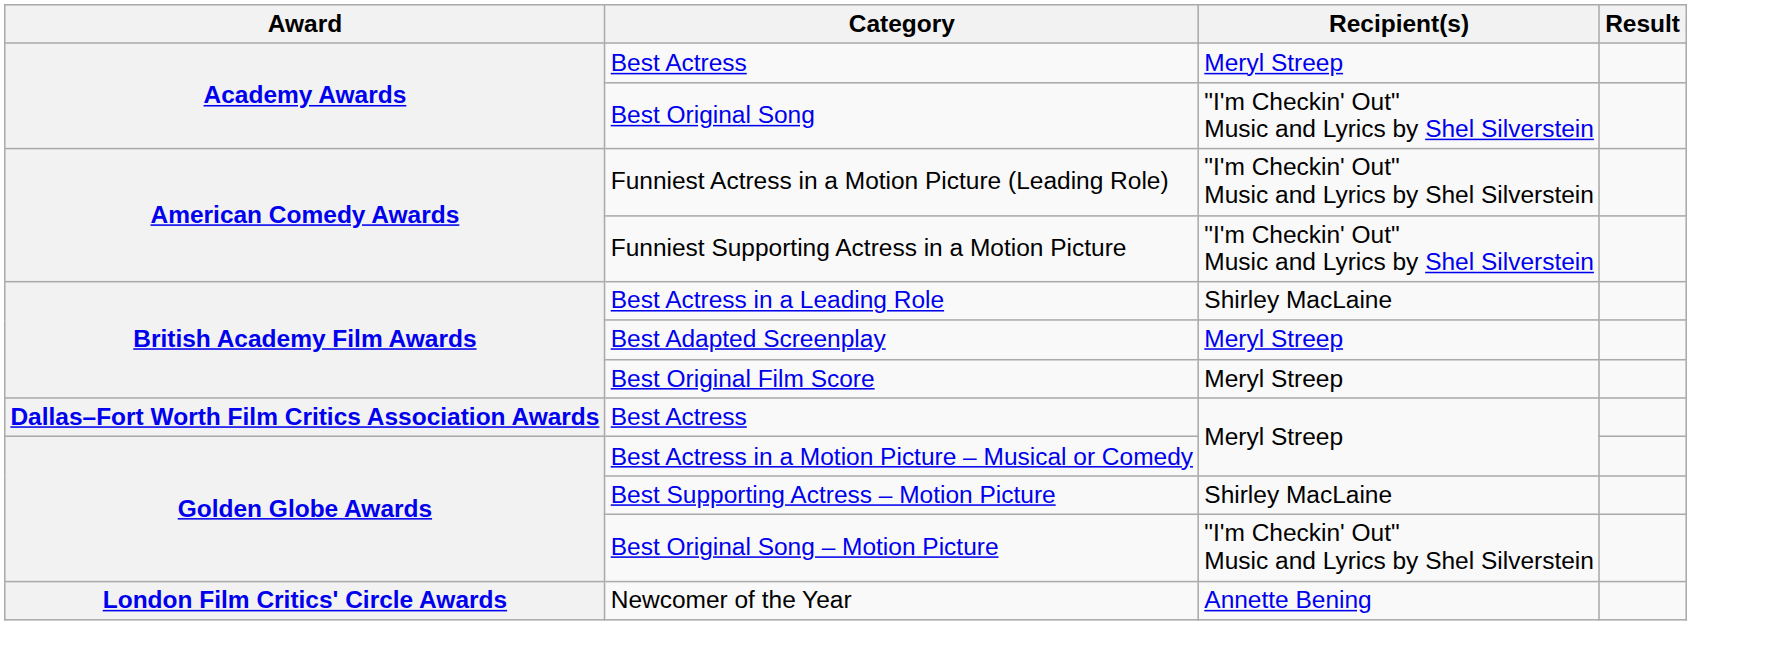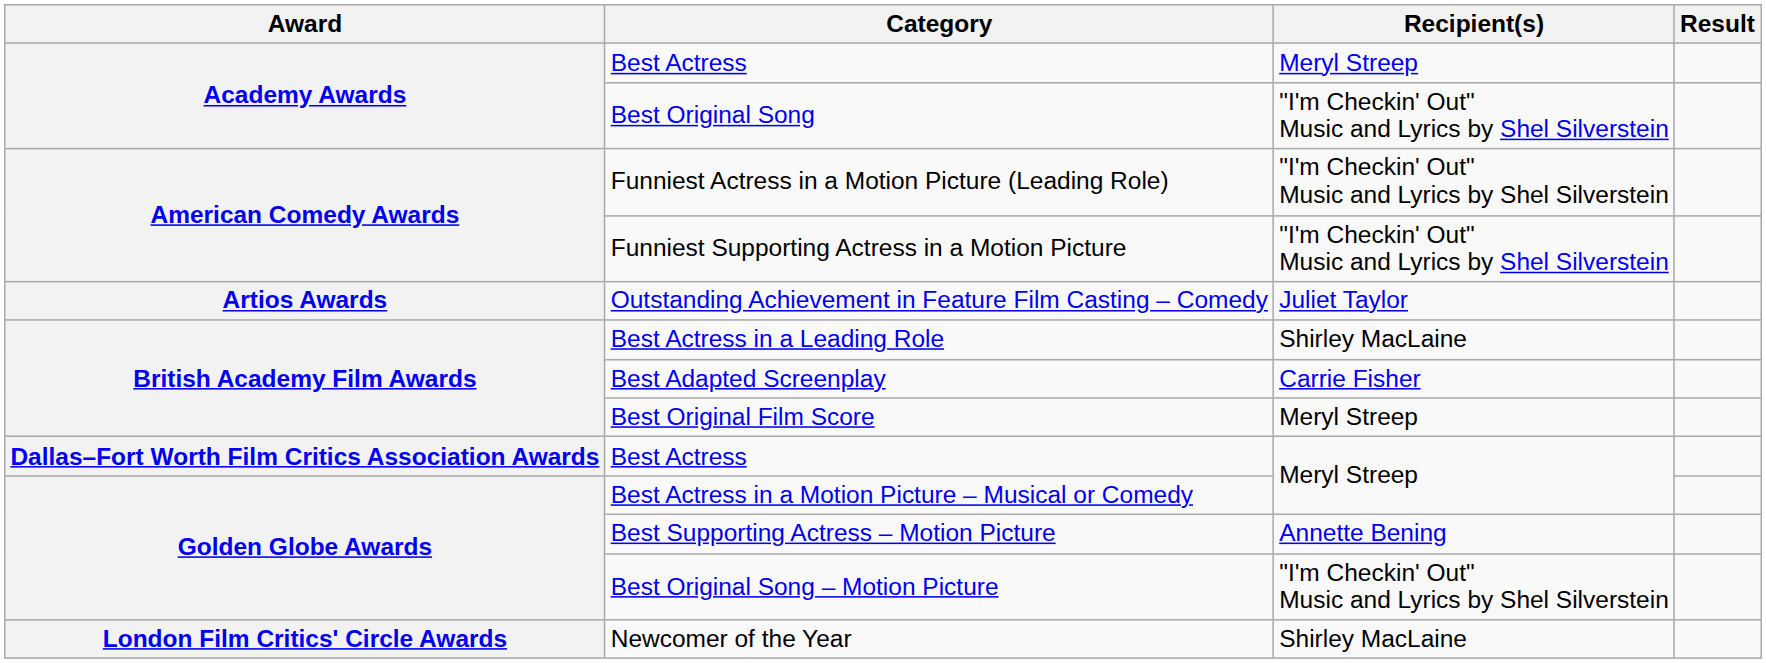+ row: (305, 300)
(1274, 339) Meryl Streep -> (1350, 378) Carrie Fisher
(1298, 494) Shirley MacLaine -> (1363, 533) Annette Bening
(1288, 599) Annette Bening -> (1373, 638) Shirley MacLaine
